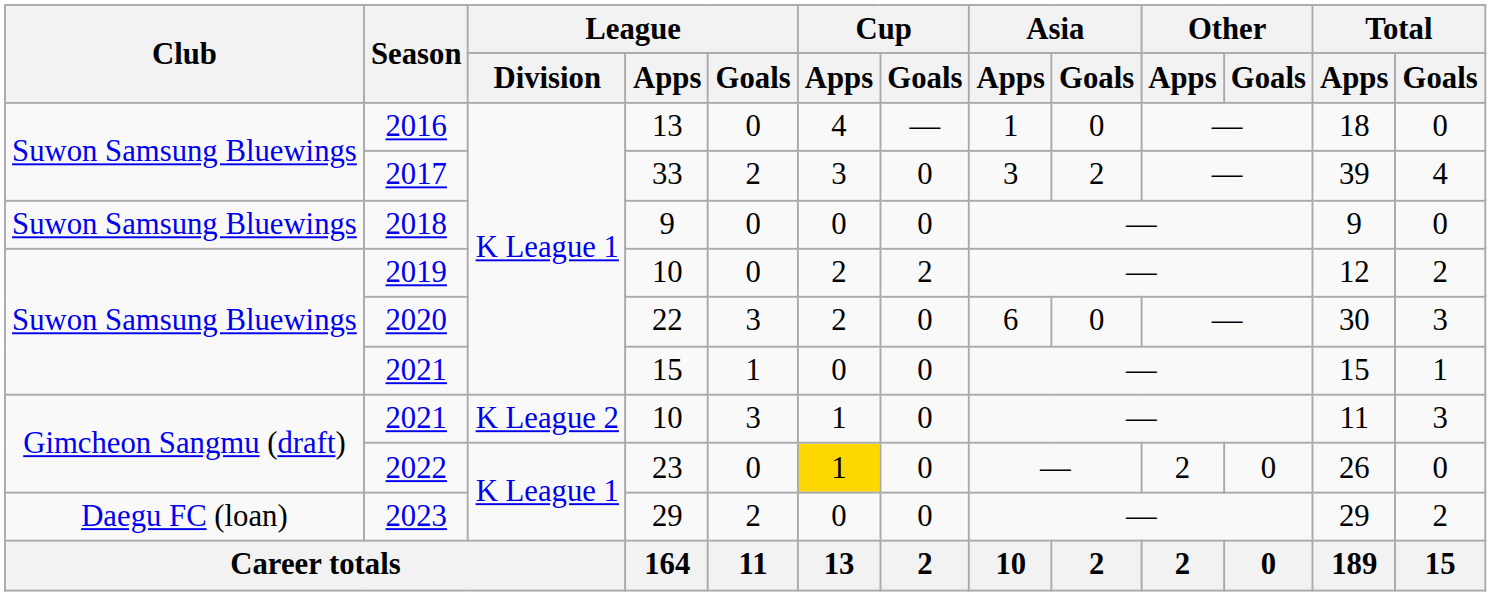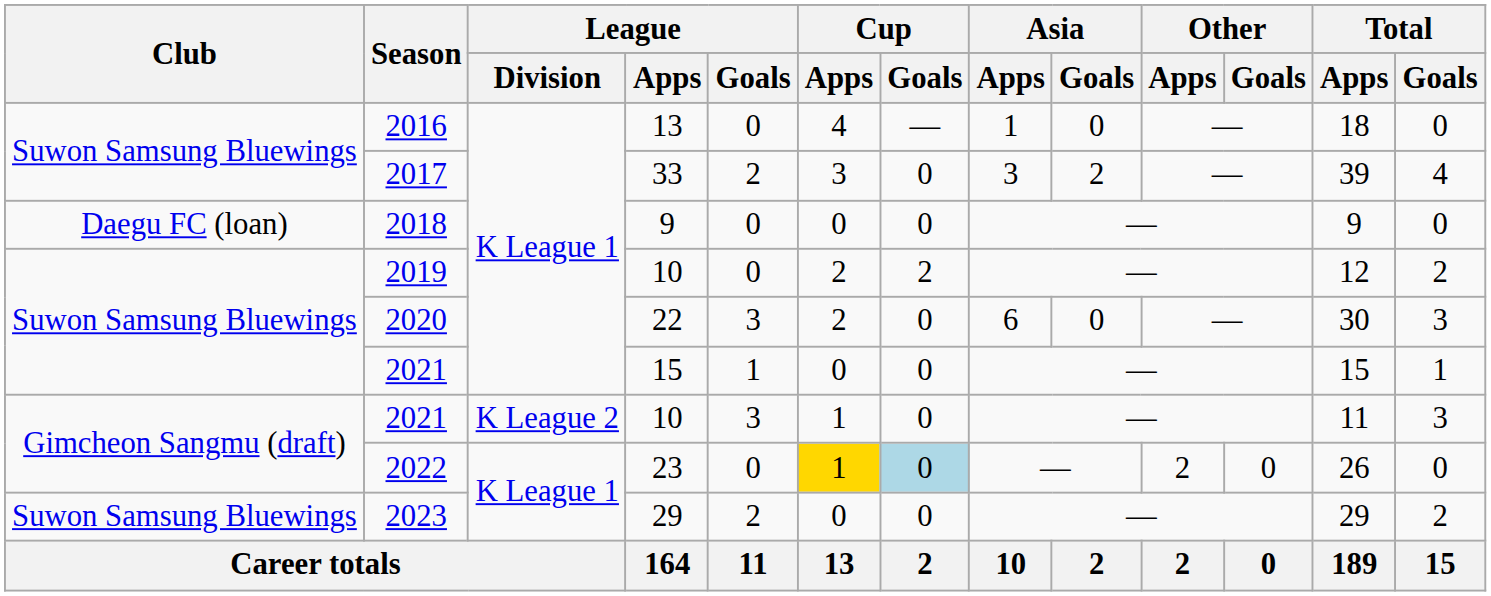(184, 223) Suwon Samsung Bluewings -> (184, 223) Daegu FC (loan)
(925, 467) no background -> (925, 467) lightblue background
(184, 516) Daegu FC (loan) -> (184, 516) Suwon Samsung Bluewings
